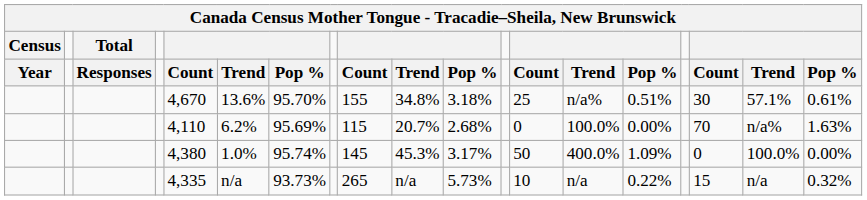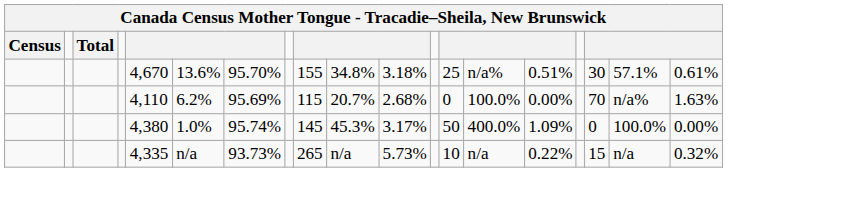- row: (35, 72)
